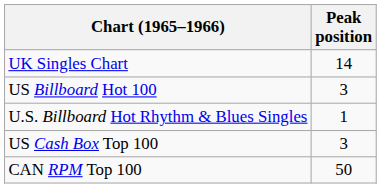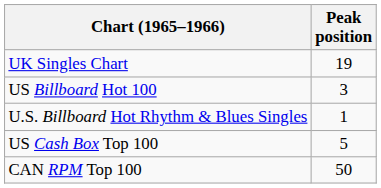(344, 63) 14 -> (344, 63) 19
(344, 143) 3 -> (344, 143) 5
